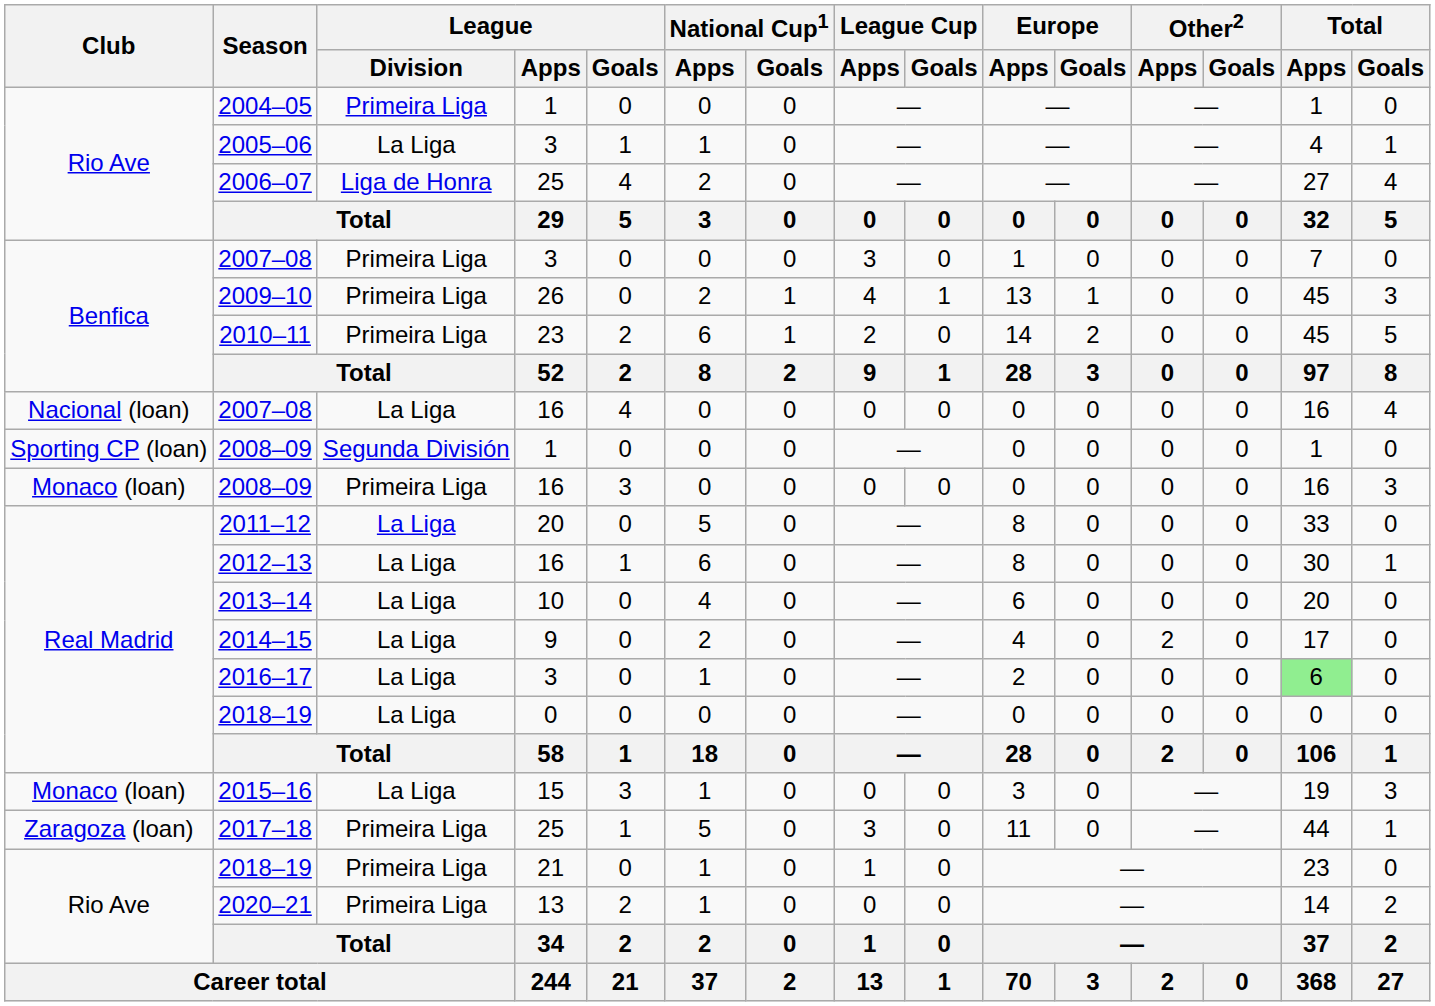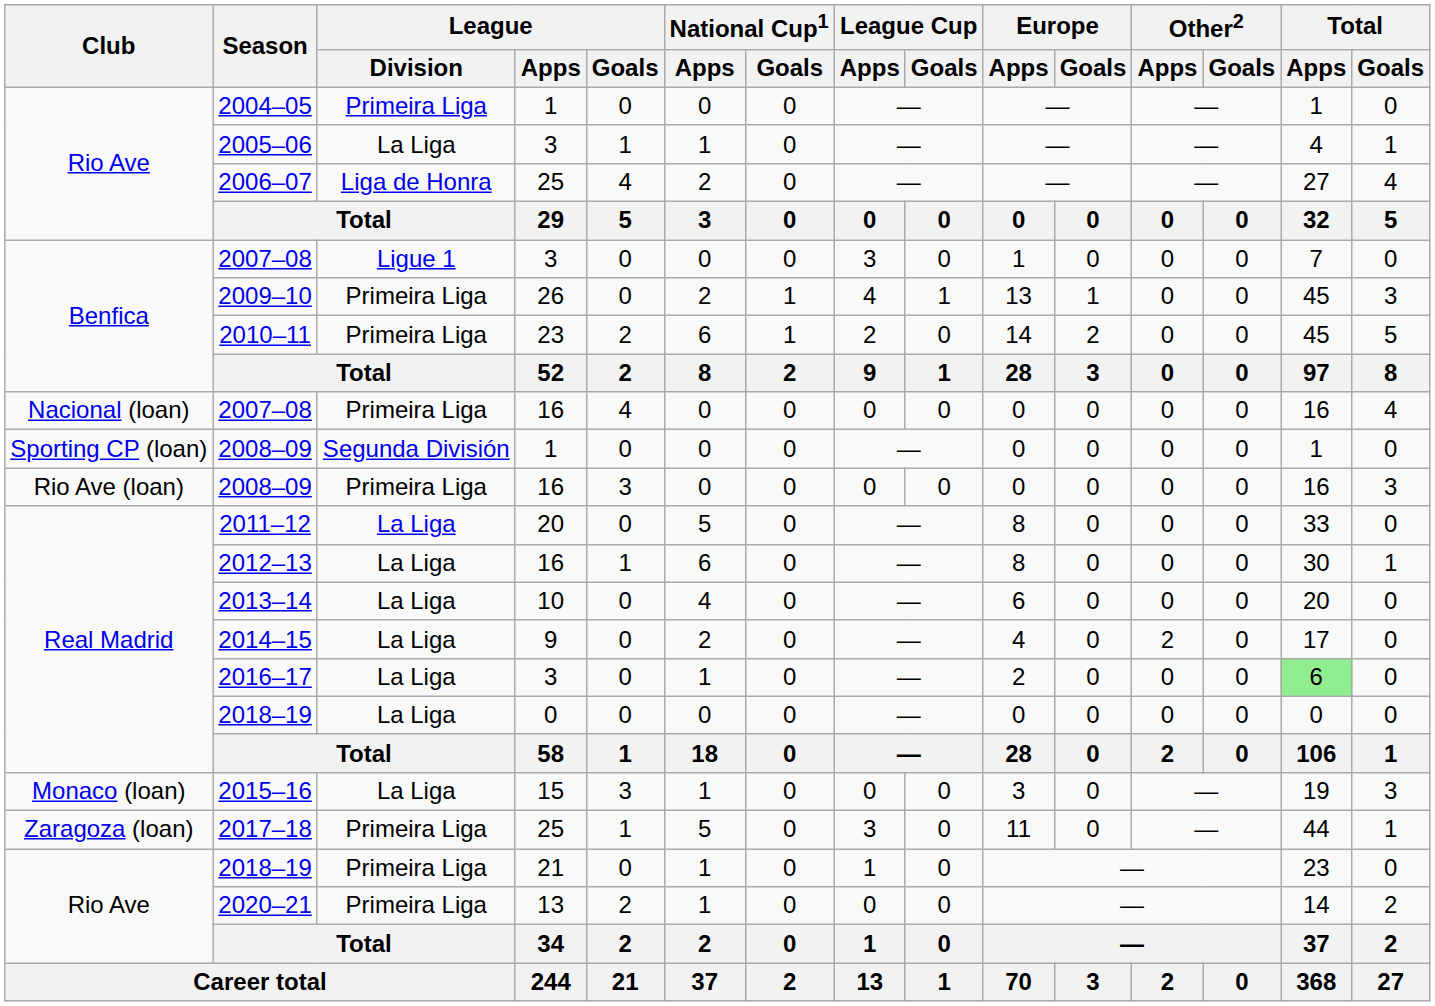(416, 258) Primeira Liga -> (416, 258) Ligue 1
(416, 410) La Liga -> (416, 410) Primeira Liga
(109, 486) Monaco (loan) -> (109, 486) Rio Ave (loan)
